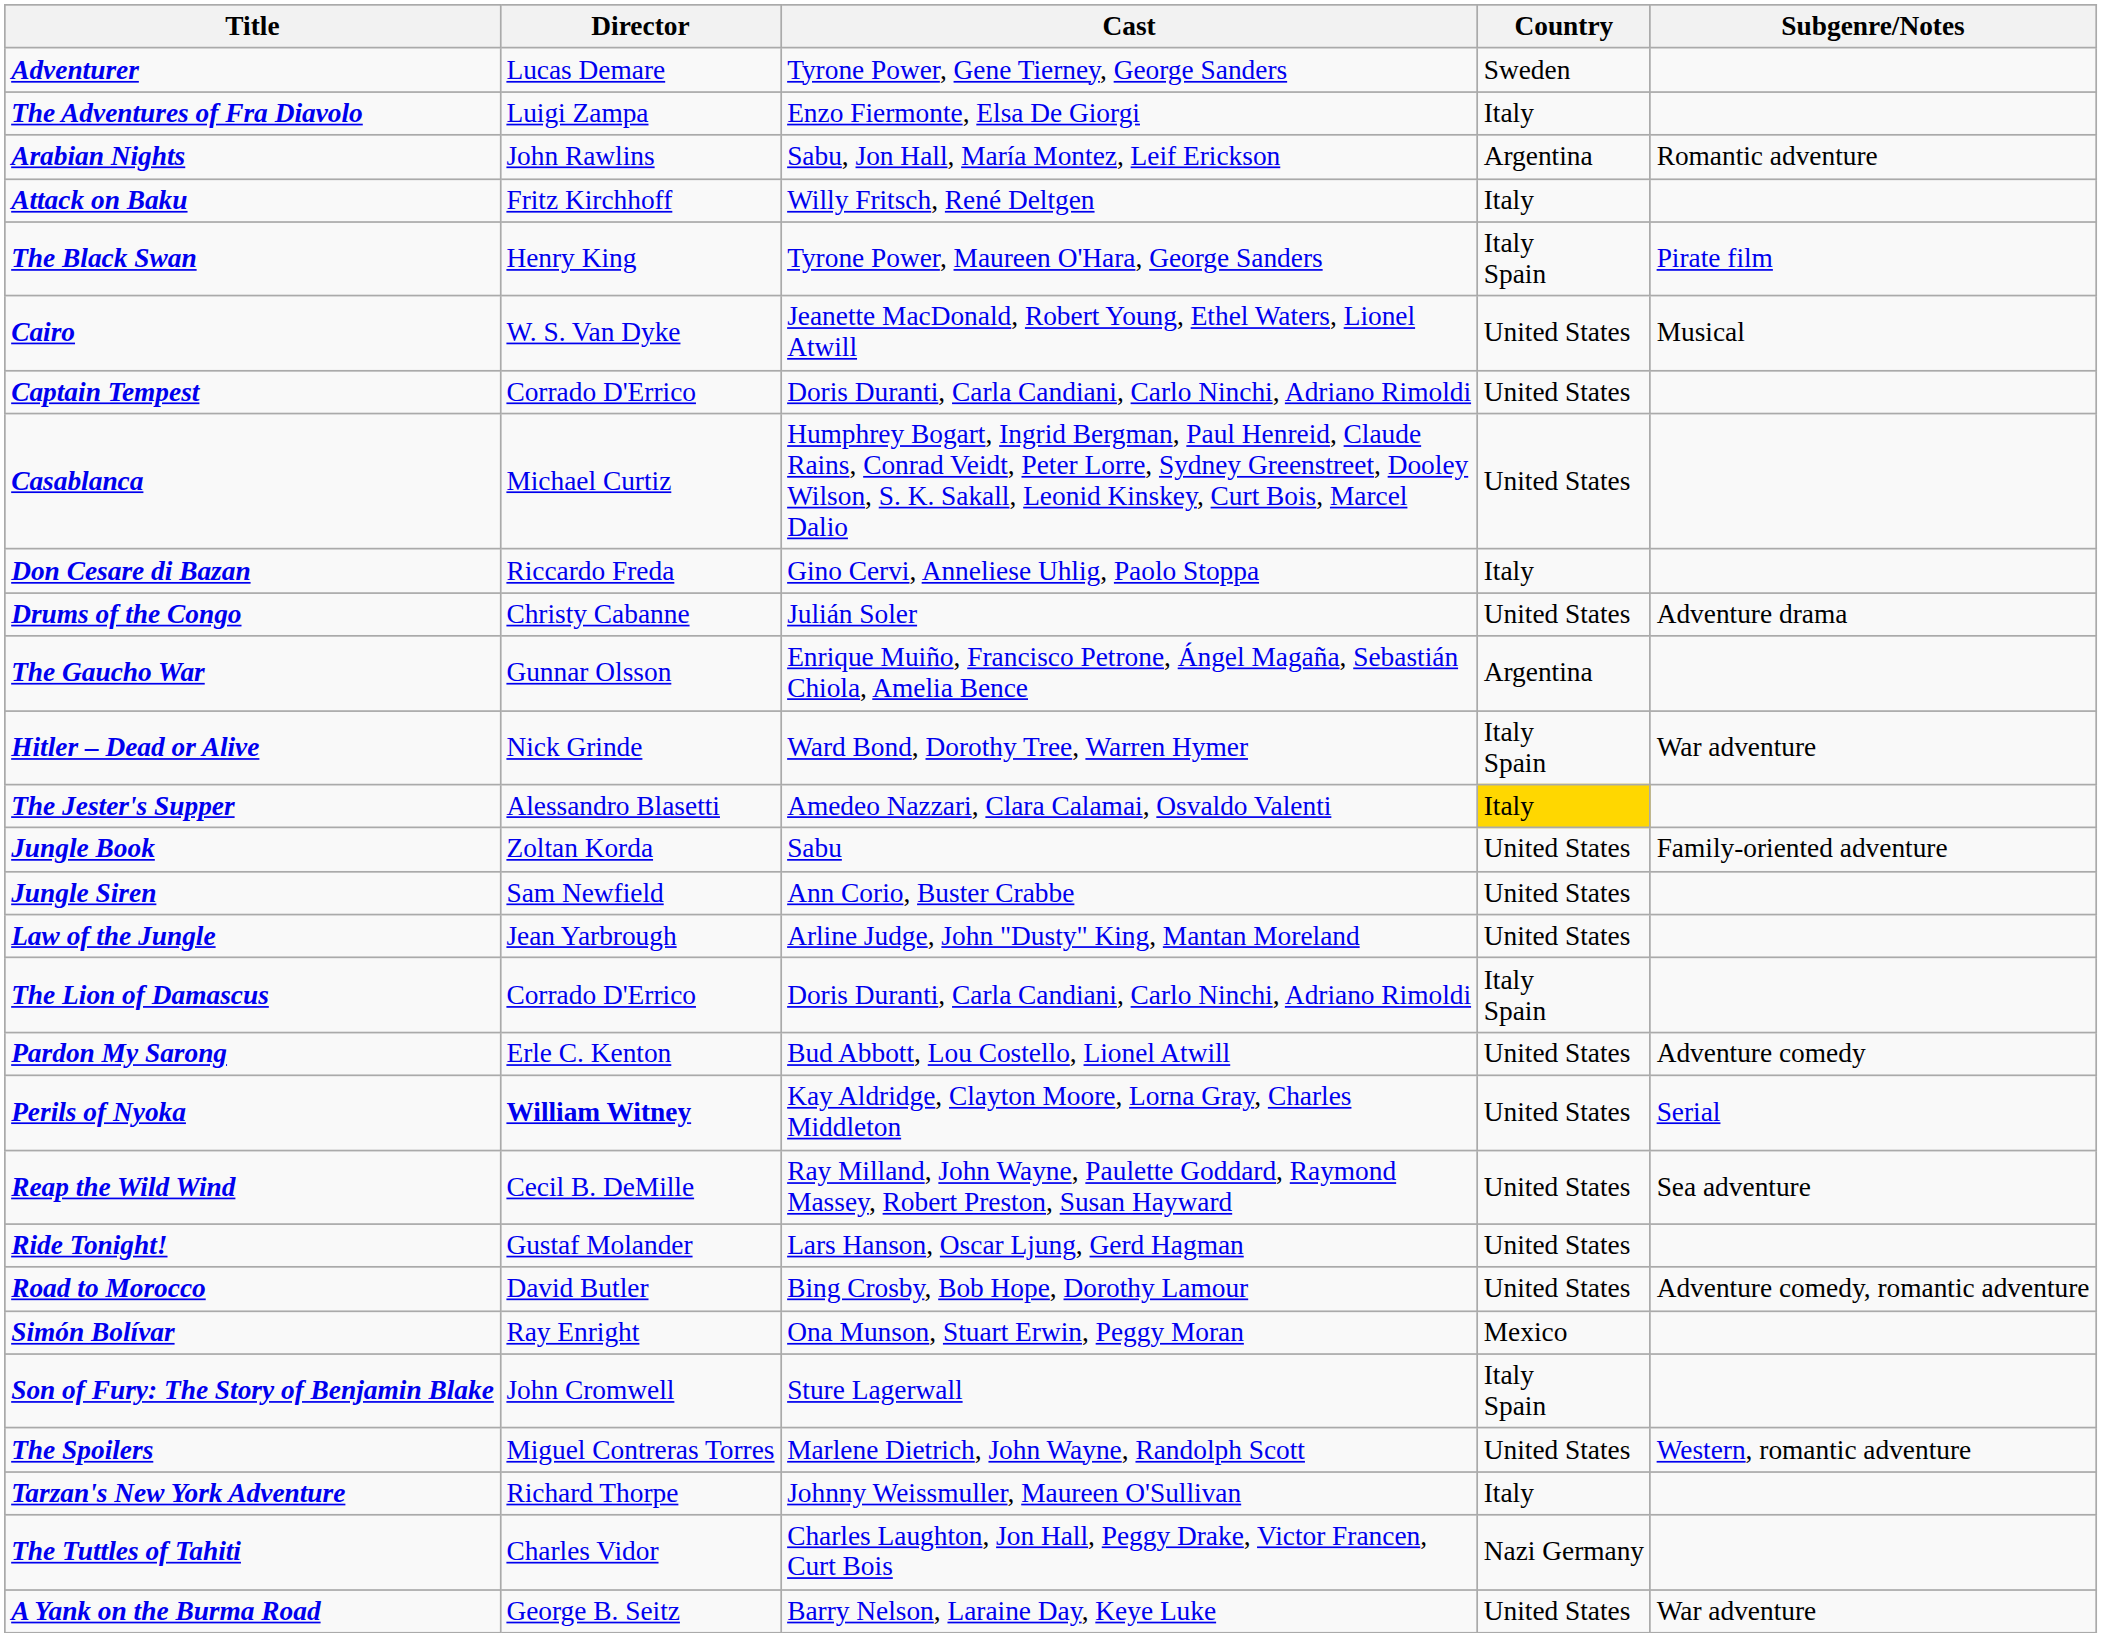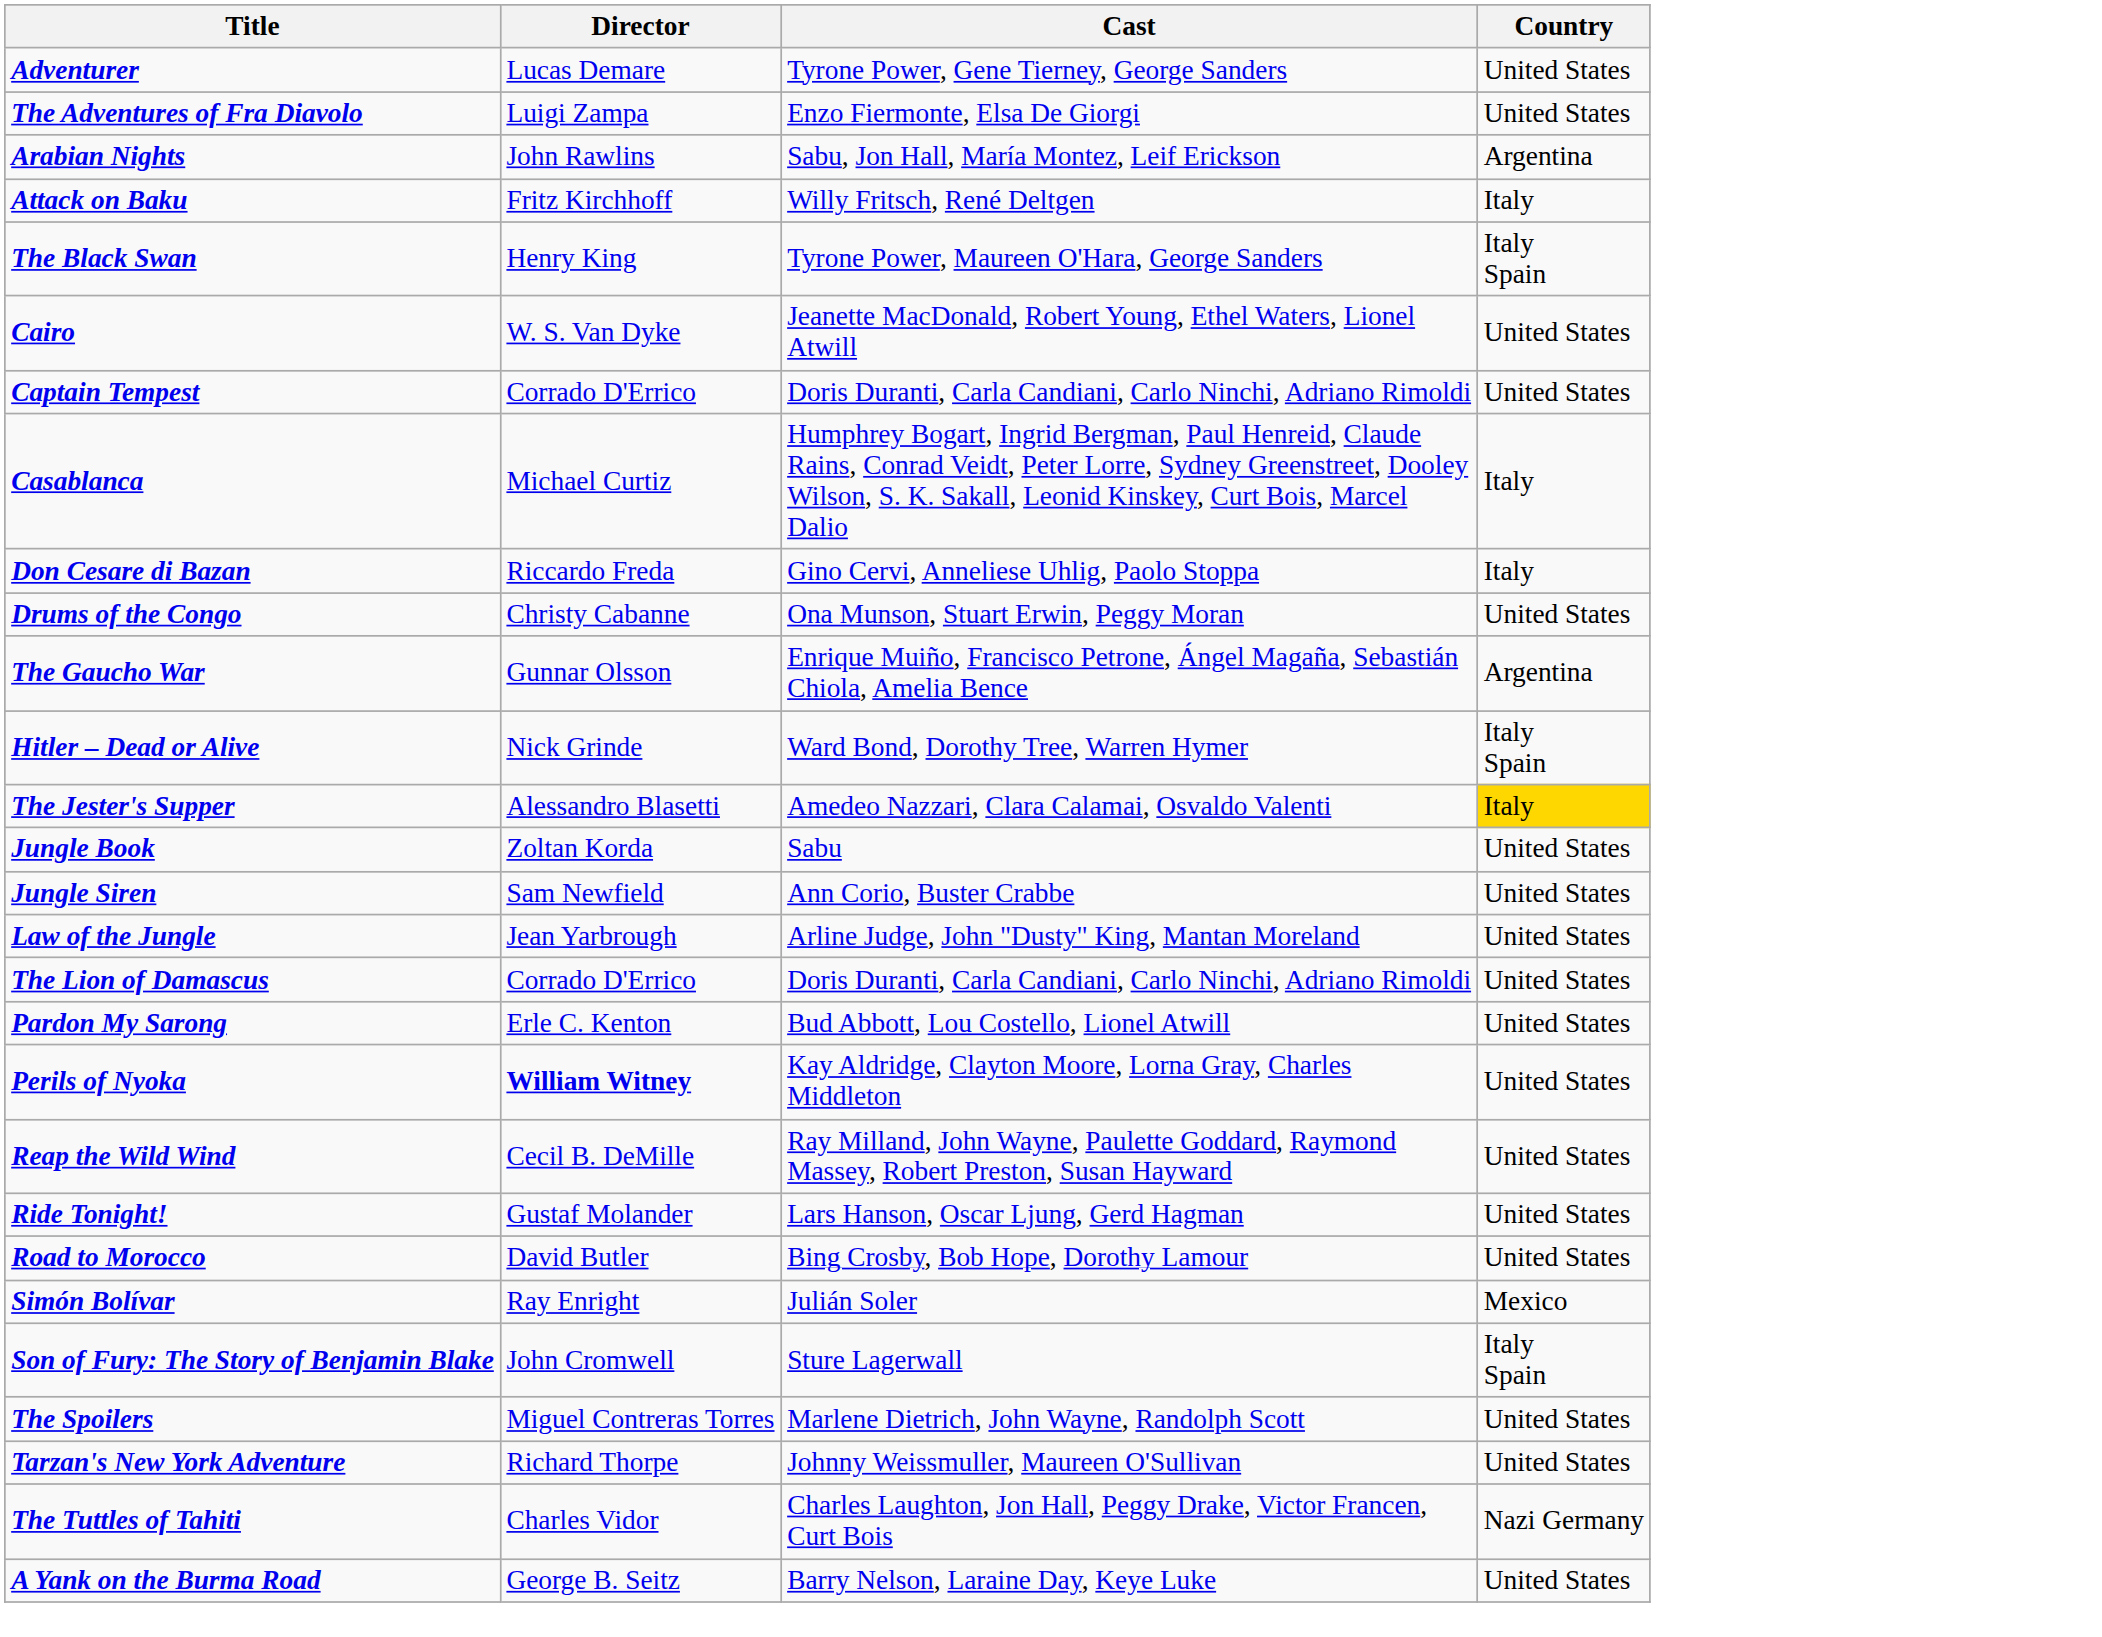- column: (1873, 26)
(1527, 69) Sweden -> (1557, 69) United States
(1509, 112) Italy -> (1557, 112) United States
(1557, 481) United States -> (1509, 481) Italy
(852, 614) Julián Soler -> (1015, 614) Ona Munson, Stuart Erwin, Peggy Moran
(1515, 994) Italy Spain -> (1557, 979) United States
(1015, 1331) Ona Munson, Stuart Erwin, Peggy Moran -> (852, 1301) Julián Soler
(1509, 1492) Italy -> (1557, 1462) United States
